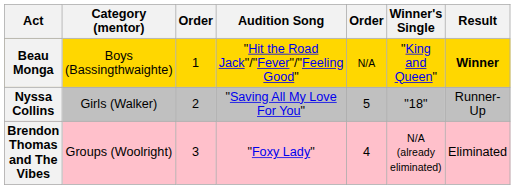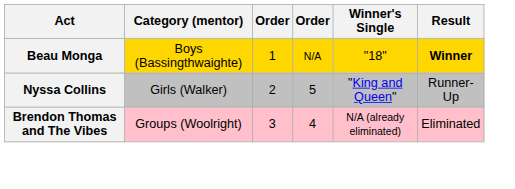- column: (281, 21)
(416, 63) "King and Queen" -> (375, 55) "18"
(416, 104) "18" -> (375, 90) "King and Queen"
